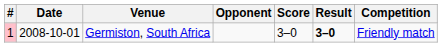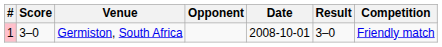columns swapped: (49, 13) <-> (293, 13)
(325, 32) bold -> (325, 32) normal
